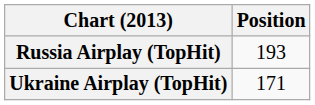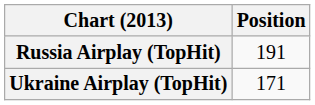(271, 52) 193 -> (271, 52) 191
